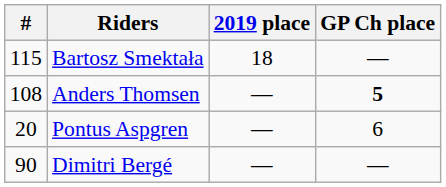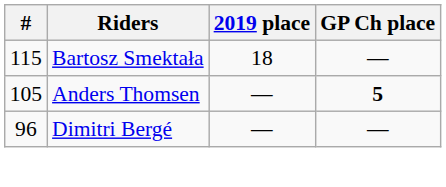(26, 93) 108 -> (26, 93) 105
- row: (120, 129)
(26, 164) 90 -> (26, 129) 96
